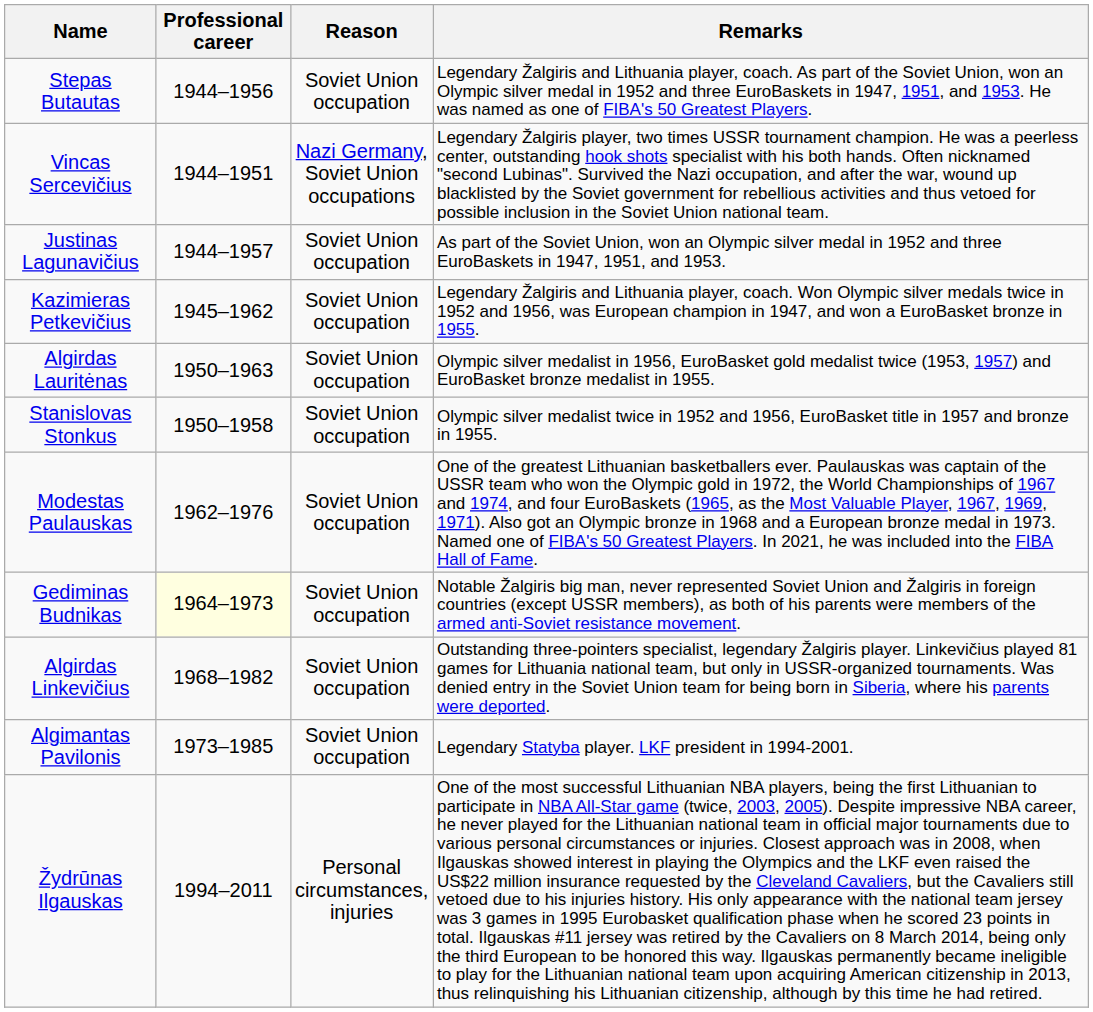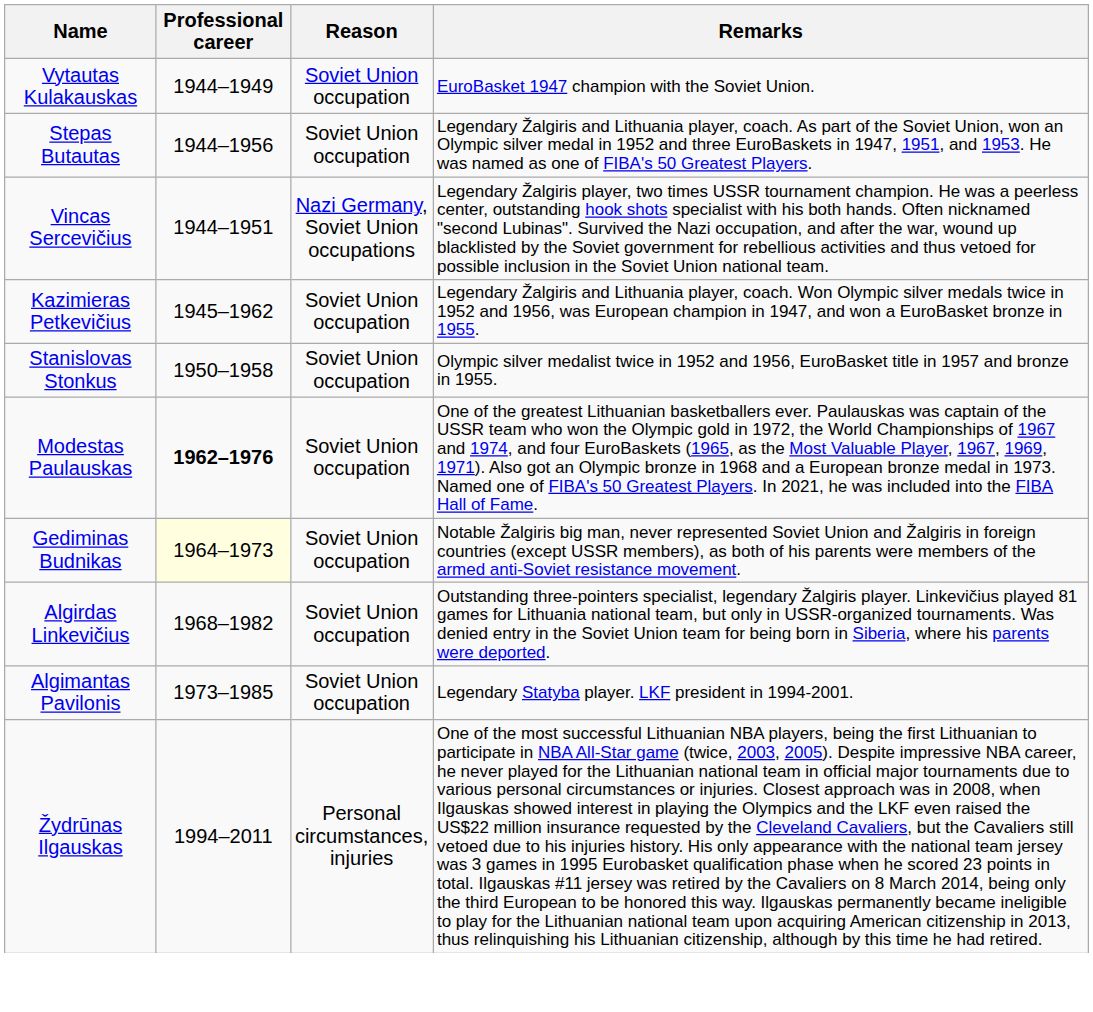+ row: (80, 85)
- row: (80, 251)
- row: (80, 370)
(223, 512) normal -> (223, 457) bold
